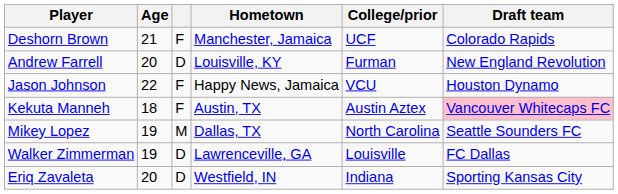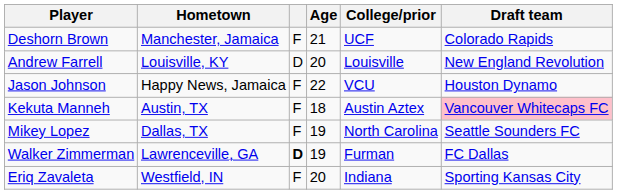columns swapped: (155, 16) <-> (266, 16)
(371, 62) Furman -> (374, 62) Louisville
(181, 131) M -> (297, 131) F
(180, 154) normal -> (298, 154) bold
(376, 154) Louisville -> (369, 154) Furman
(180, 177) D -> (297, 177) F
